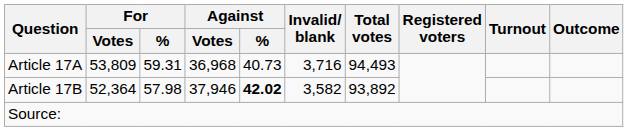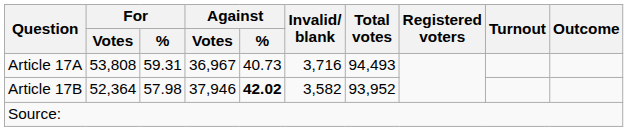(113, 65) 53,809 -> (113, 65) 53,808
(212, 65) 36,968 -> (212, 65) 36,967
(372, 89) 93,892 -> (372, 89) 93,952
